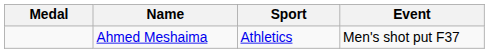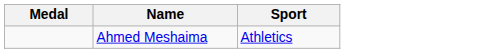- column: (412, 15)
